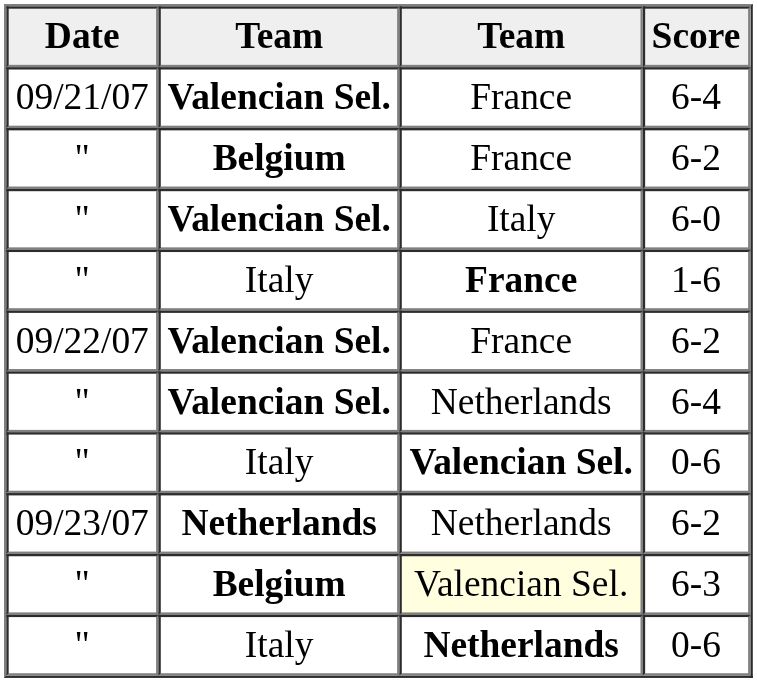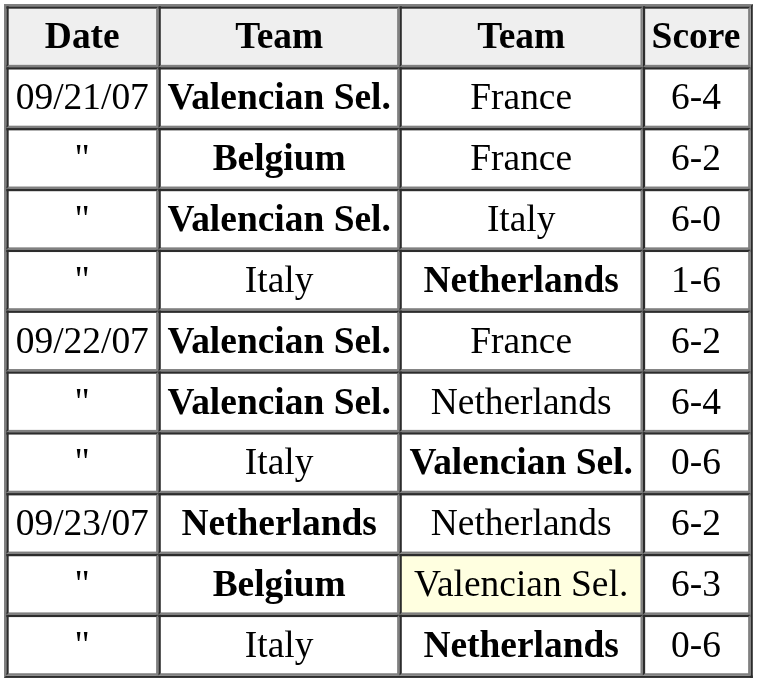(521, 279) France -> (521, 279) Netherlands
